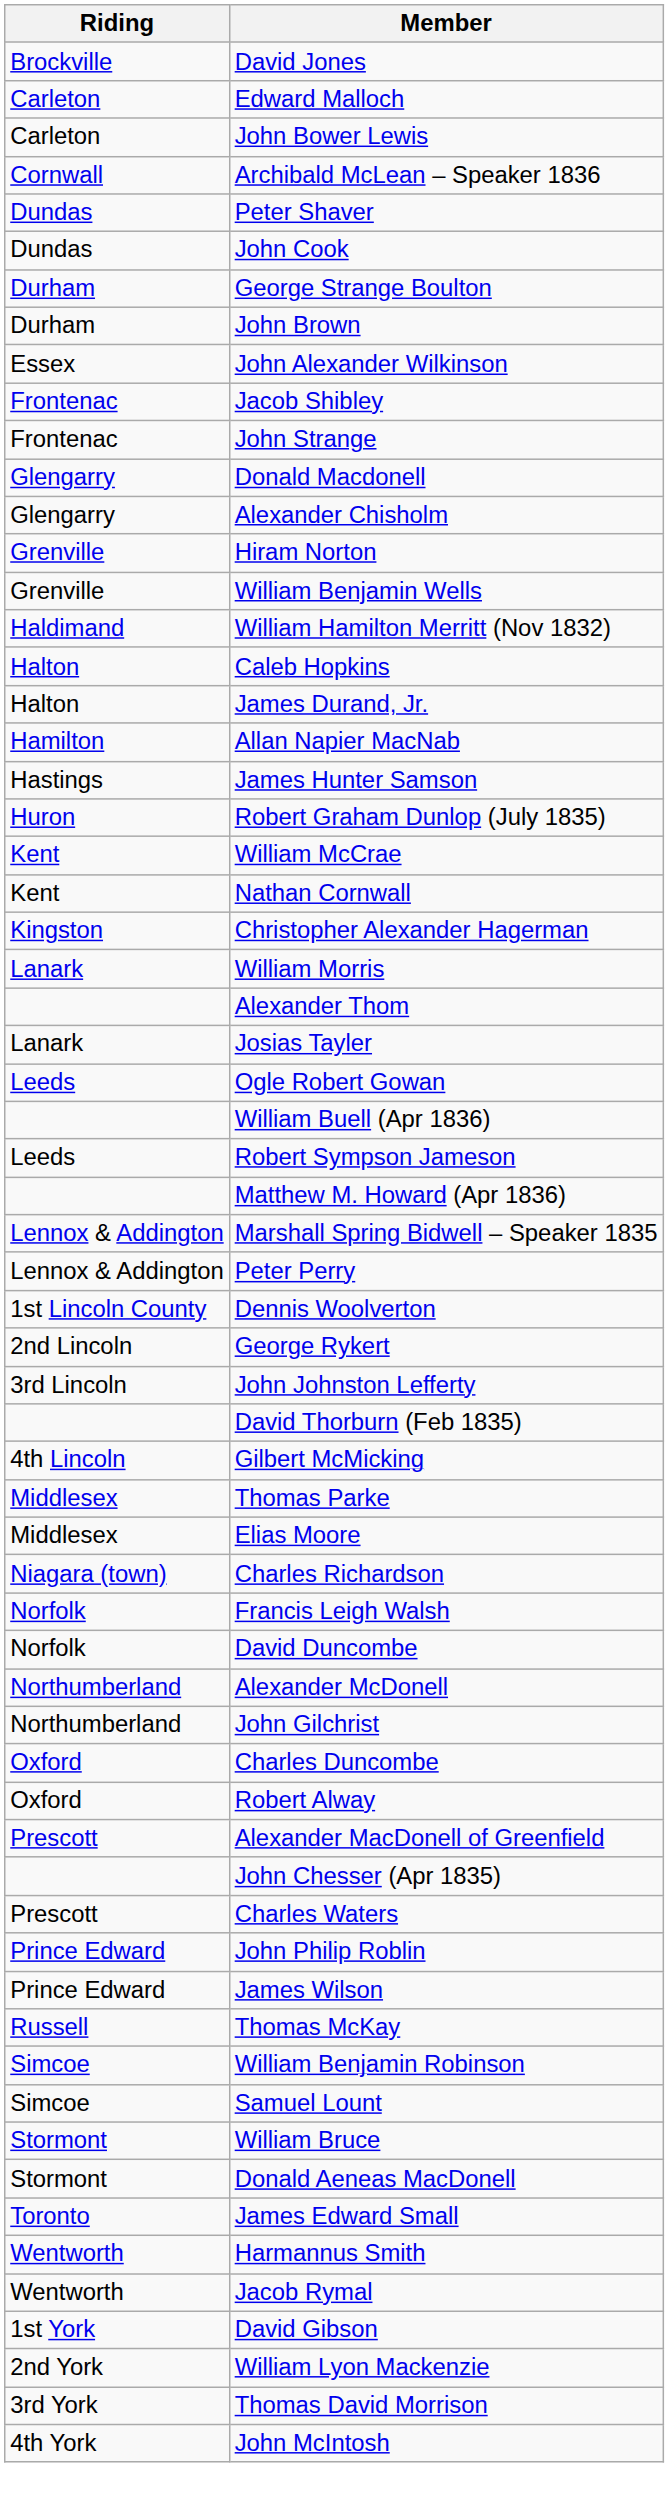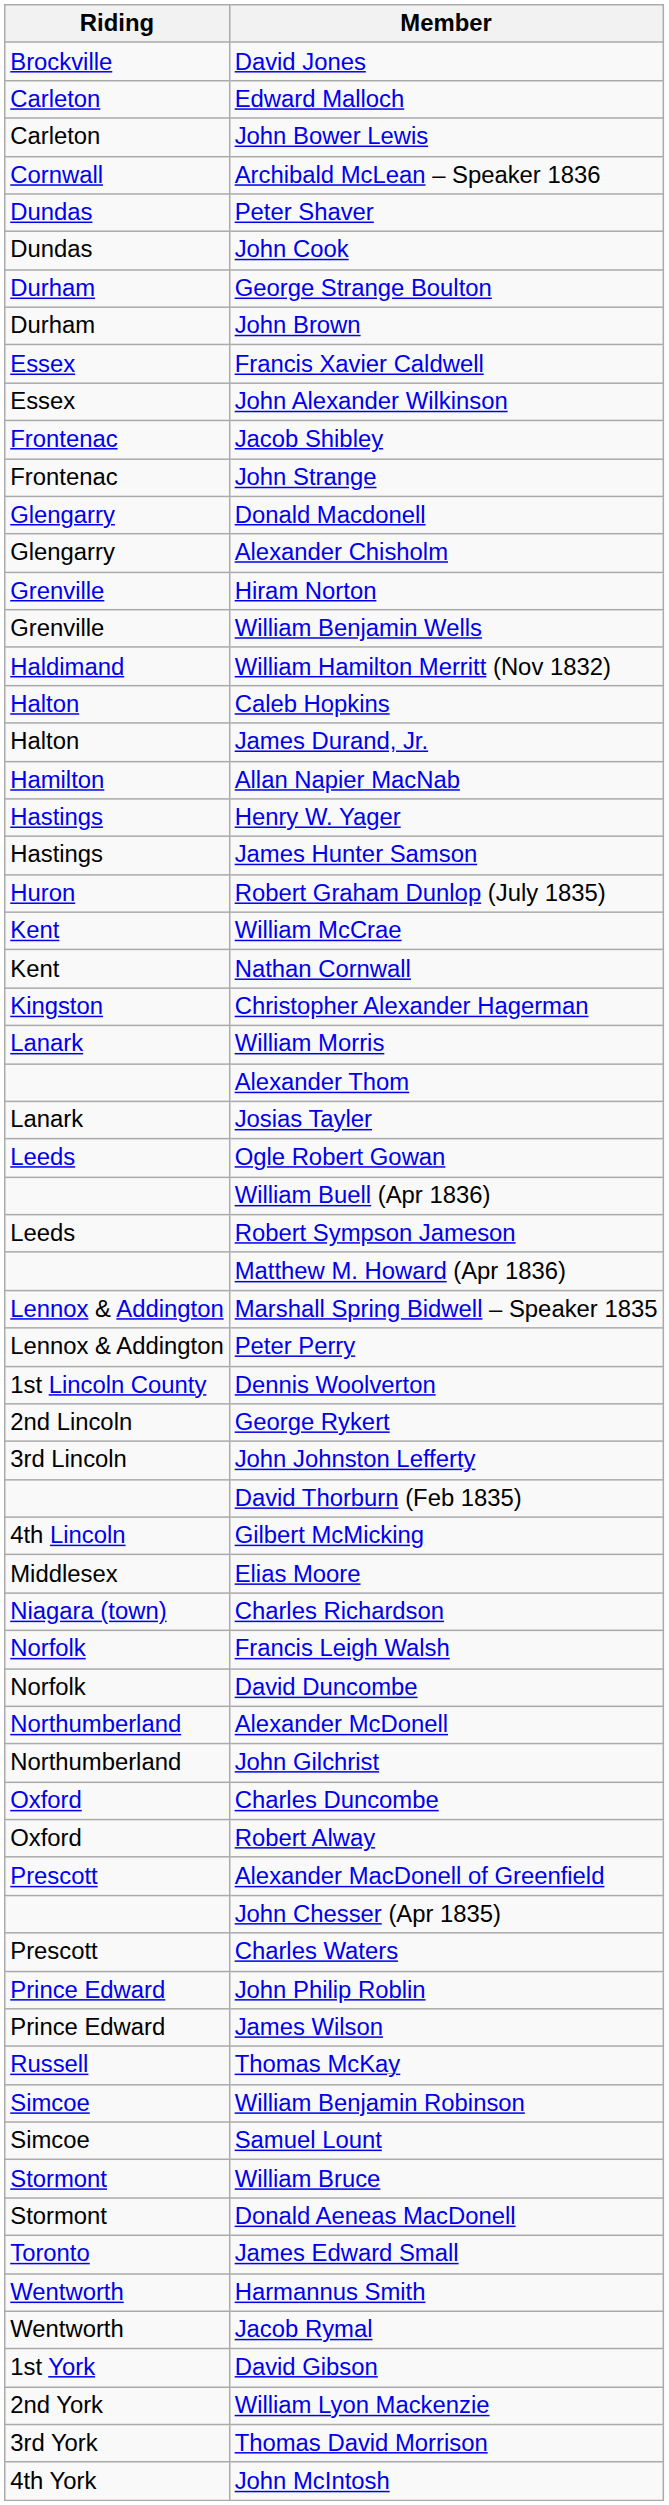+ row: (359, 363)
+ row: (318, 817)
- row: (312, 1497)
